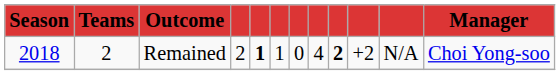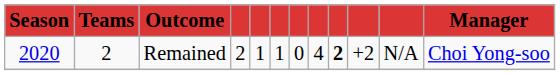(39, 52) 2018 -> (39, 52) 2020
(260, 52) bold -> (260, 52) normal
